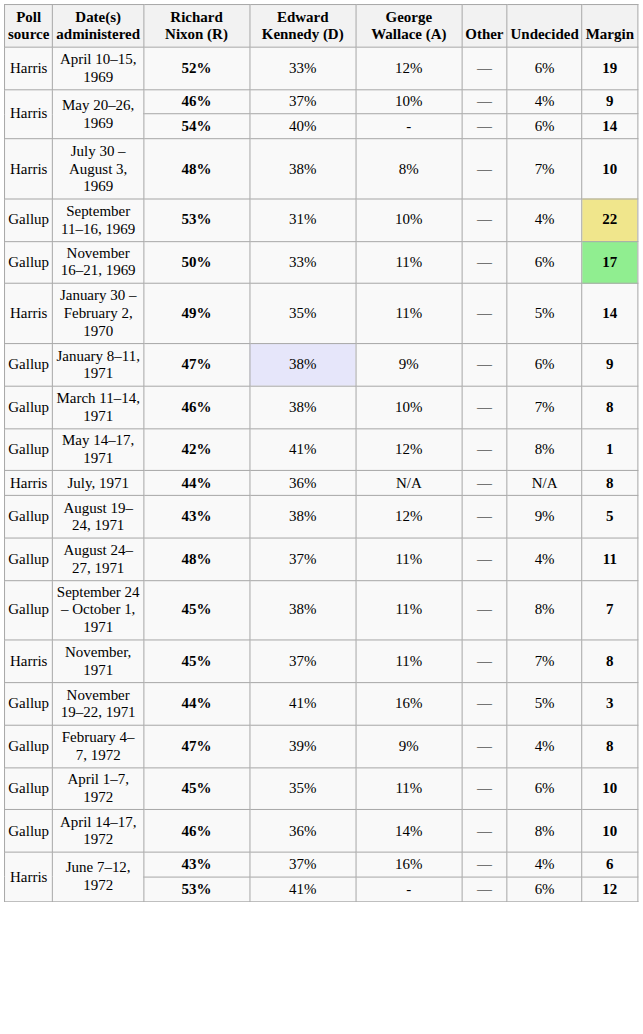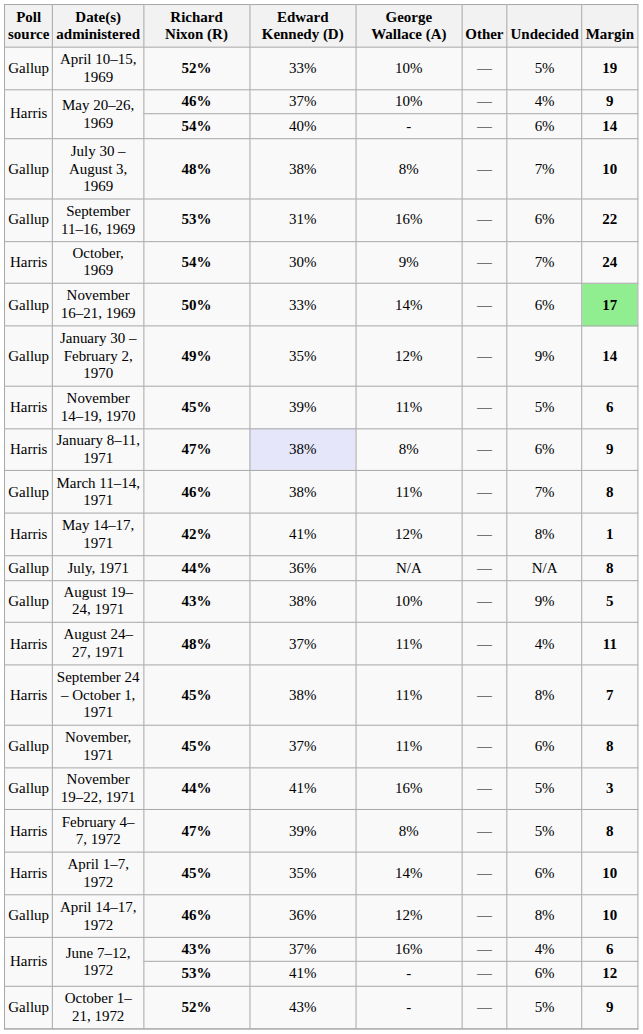(29, 68) Harris -> (29, 68) Gallup
(409, 68) 12% -> (409, 68) 10%
(545, 68) 6% -> (545, 68) 5%
(29, 169) Harris -> (29, 169) Gallup
(409, 220) 10% -> (409, 220) 16%
(545, 220) 4% -> (545, 220) 6%
(610, 220) khaki background -> (610, 220) no background
+ row: (98, 262)
(409, 262) 11% -> (409, 305) 14%
(29, 313) Harris -> (29, 356) Gallup
(409, 313) 11% -> (409, 356) 12%
(545, 313) 5% -> (545, 356) 9%
+ row: (98, 407)
(29, 365) Gallup -> (29, 449) Harris
(409, 365) 9% -> (409, 449) 8%
(409, 407) 10% -> (409, 492) 11%
(29, 449) Gallup -> (29, 534) Harris
(29, 483) Harris -> (29, 568) Gallup
(409, 516) 12% -> (409, 601) 10%
(29, 559) Gallup -> (29, 644) Harris
(29, 610) Gallup -> (29, 695) Harris
(29, 661) Harris -> (29, 746) Gallup
(545, 661) 7% -> (545, 746) 6%
(29, 746) Gallup -> (29, 831) Harris
(409, 746) 9% -> (409, 831) 8%
(545, 746) 4% -> (545, 831) 5%
(29, 788) Gallup -> (29, 873) Harris
(409, 788) 11% -> (409, 873) 14%
(409, 831) 14% -> (409, 916) 12%
+ row: (98, 1007)
